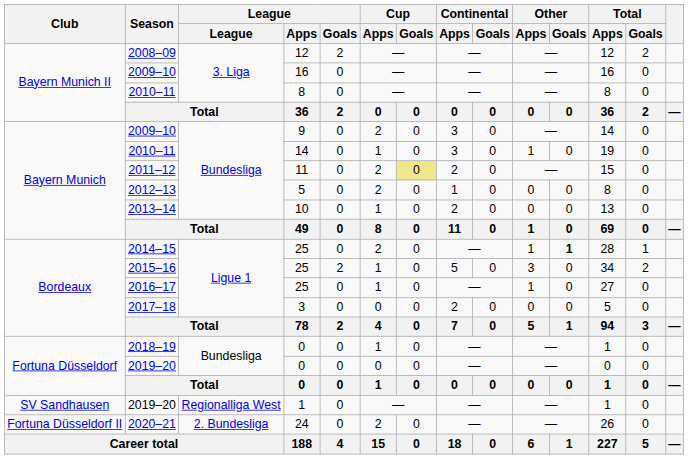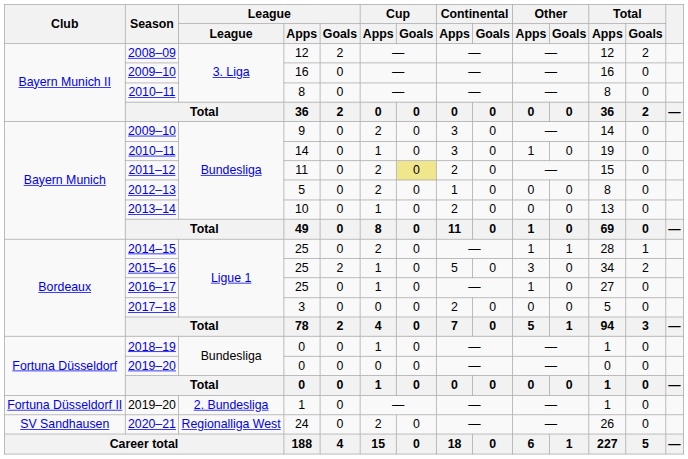(569, 248) bold -> (569, 248) normal
(65, 405) SV Sandhausen -> (65, 405) Fortuna Düsseldorf II
(231, 405) Regionalliga West -> (231, 405) 2. Bundesliga
(65, 424) Fortuna Düsseldorf II -> (65, 424) SV Sandhausen
(231, 424) 2. Bundesliga -> (231, 424) Regionalliga West
